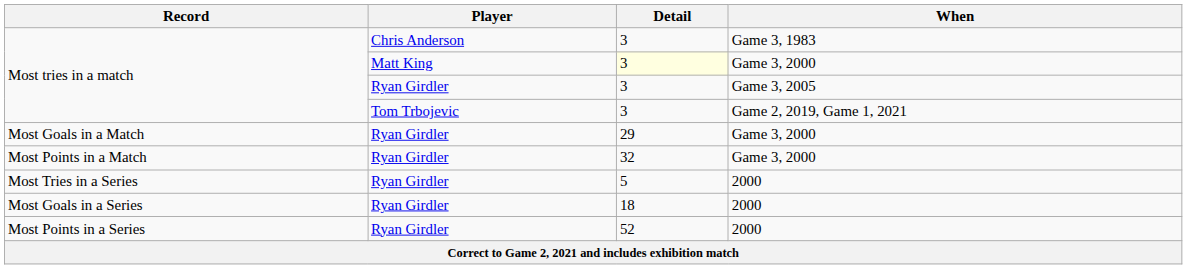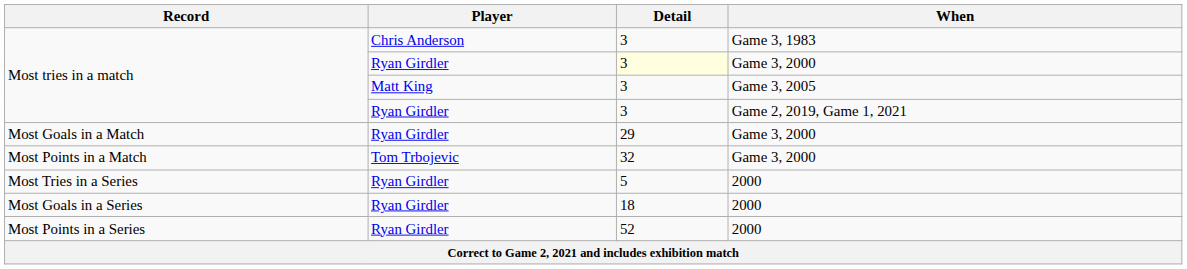(402, 63) Matt King -> (410, 63) Ryan Girdler
(410, 87) Ryan Girdler -> (402, 87) Matt King
(415, 110) Tom Trbojevic -> (410, 110) Ryan Girdler
(410, 157) Ryan Girdler -> (415, 157) Tom Trbojevic
